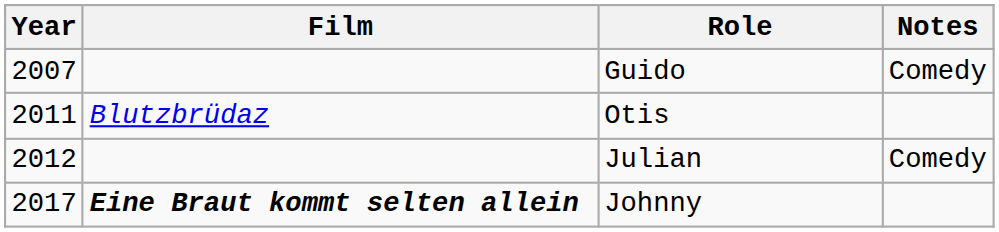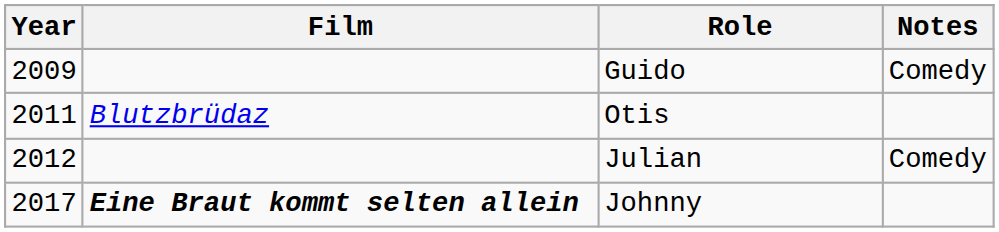(44, 71) 2007 -> (44, 71) 2009
